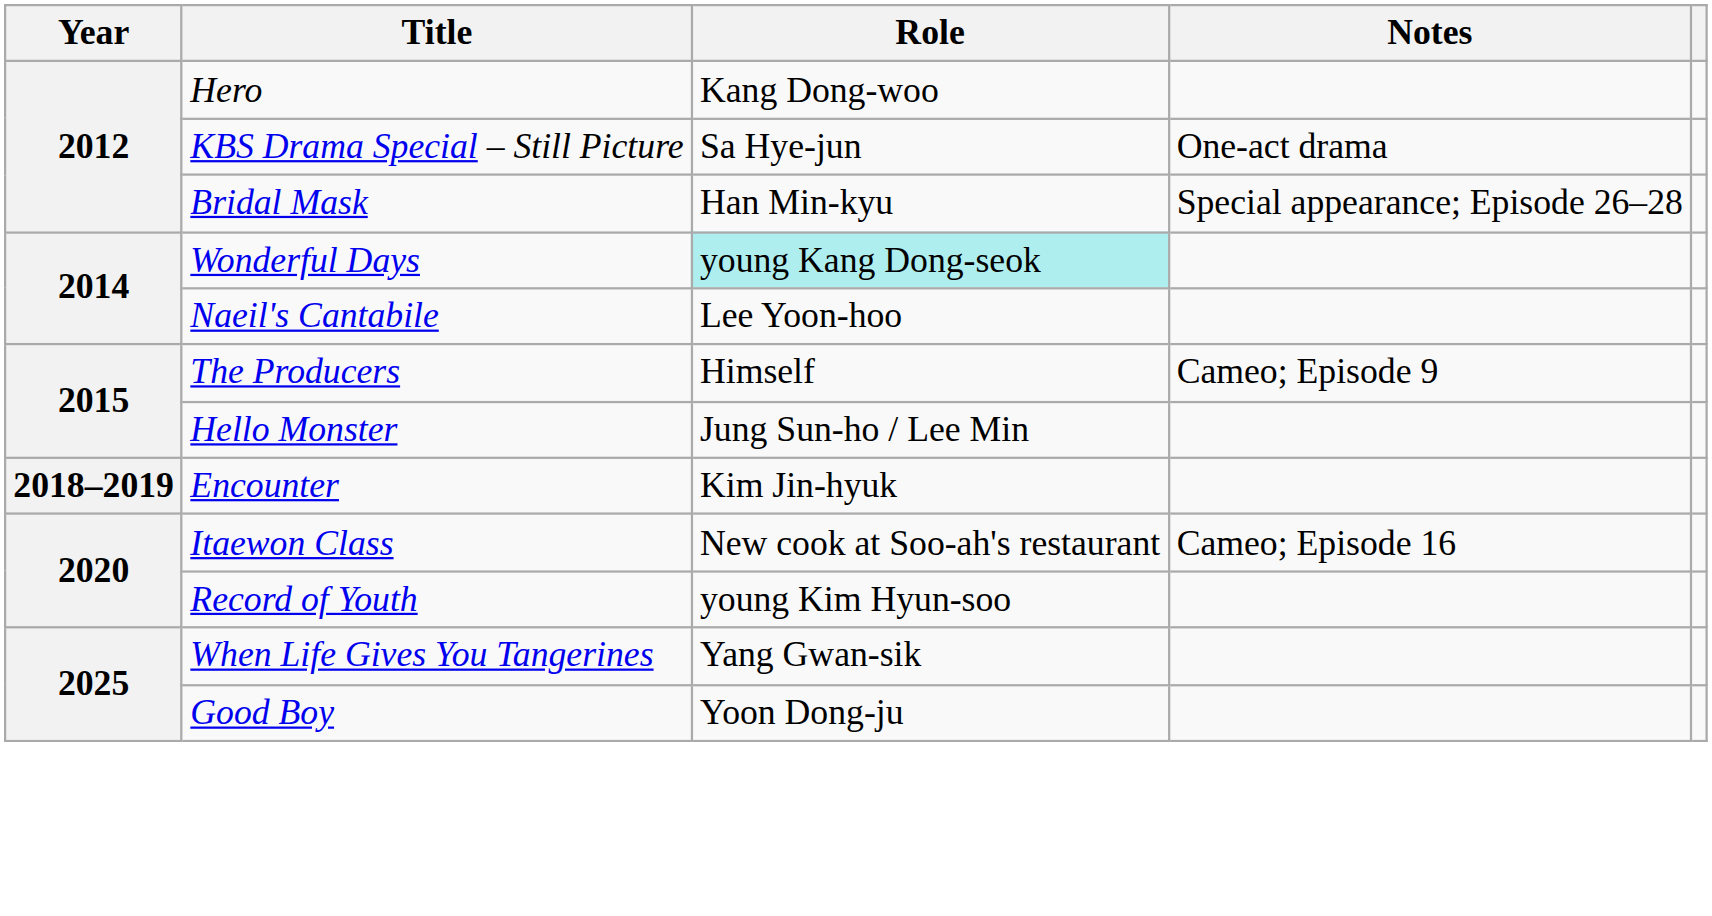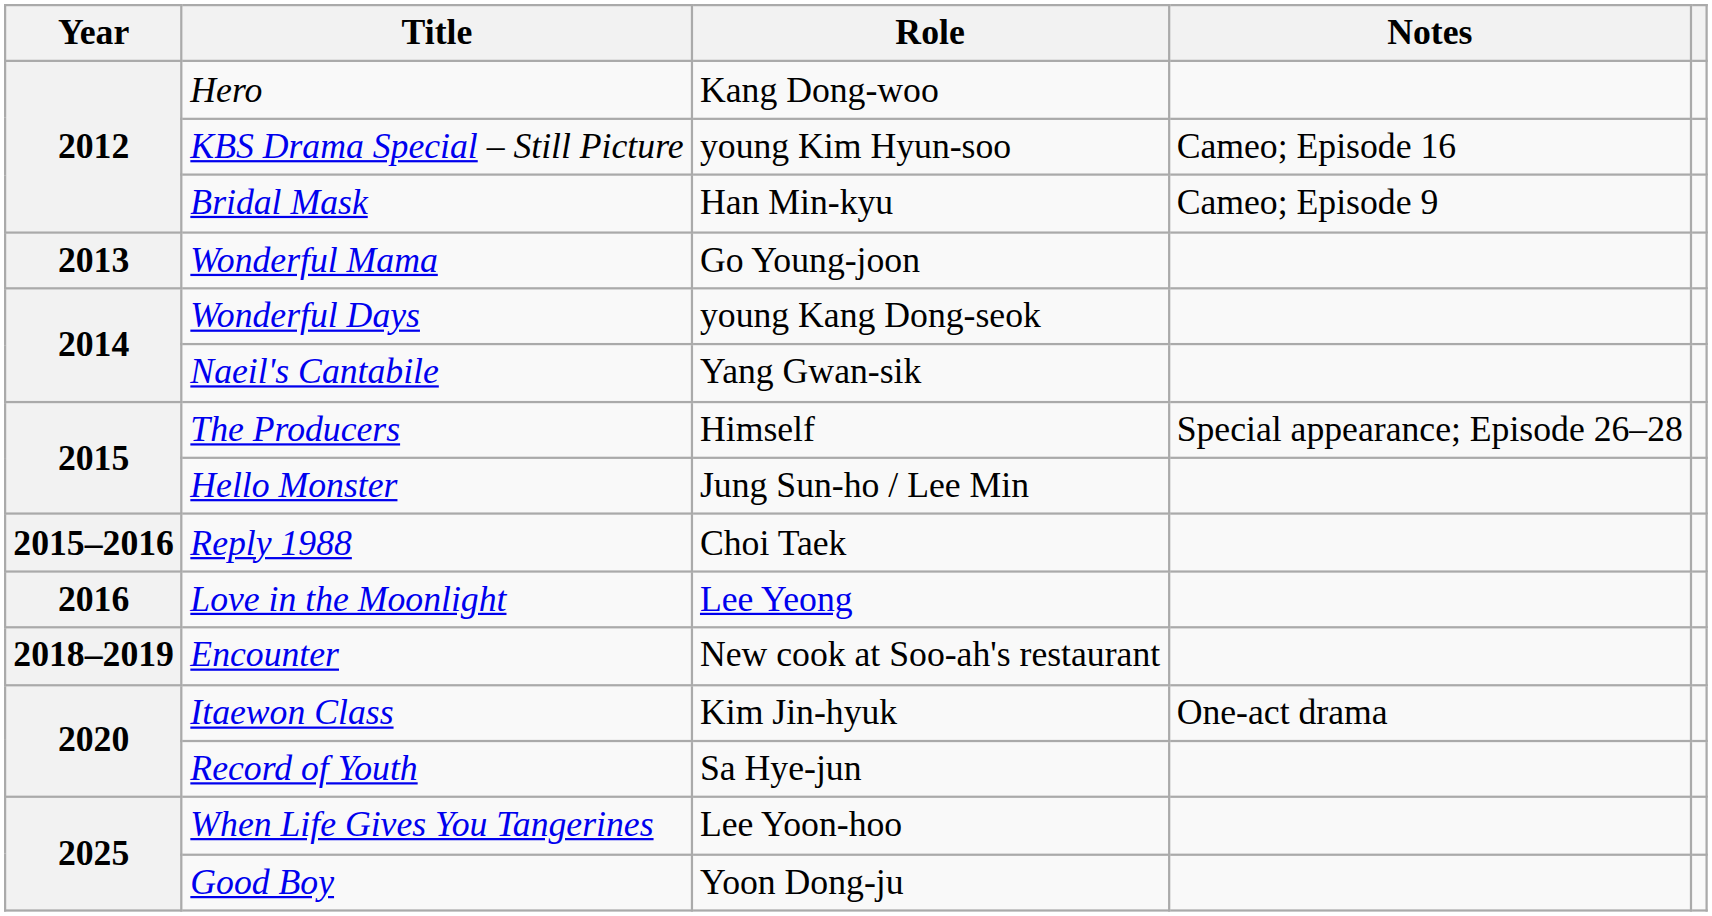(781, 145) Sa Hye-jun -> (856, 145) young Kim Hyun-soo
(1282, 145) One-act drama -> (1316, 145) Cameo; Episode 16
(1430, 202) Special appearance; Episode 26–28 -> (1307, 202) Cameo; Episode 9
+ row: (314, 259)
(870, 259) paleturquoise background -> (870, 315) no background
(801, 315) Lee Yoon-hoo -> (811, 372) Yang Gwan-sik
(1307, 372) Cameo; Episode 9 -> (1430, 428) Special appearance; Episode 26–28
+ row: (271, 542)
+ row: (348, 598)
(799, 485) Kim Jin-hyuk -> (930, 655) New cook at Soo-ah's restaurant
(930, 542) New cook at Soo-ah's restaurant -> (799, 711) Kim Jin-hyuk
(1316, 542) Cameo; Episode 16 -> (1282, 711) One-act drama
(856, 598) young Kim Hyun-soo -> (781, 768) Sa Hye-jun
(811, 655) Yang Gwan-sik -> (801, 825) Lee Yoon-hoo
